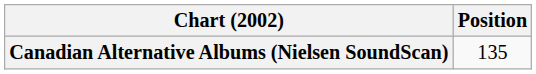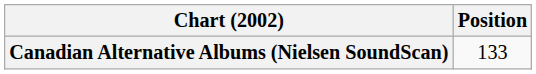(492, 52) 135 -> (492, 52) 133
